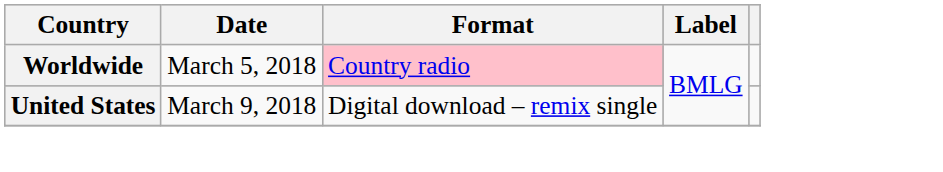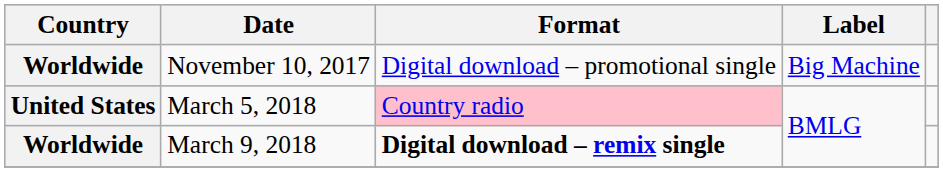+ row: (269, 65)
(83, 65) Worldwide -> (83, 105) United States
(83, 105) United States -> (83, 145) Worldwide
(493, 105) normal -> (553, 145) bold
